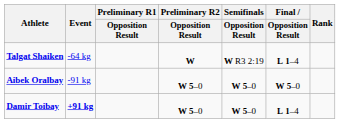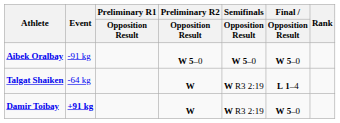rows swapped: (35, 56) <-> (35, 81)
(190, 111) W 5–0 -> (190, 111) W
(244, 111) W 5–0 -> (244, 111) W R3 2:19
(288, 111) L 1–4 -> (288, 111) W 5–0
